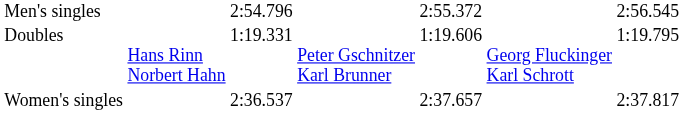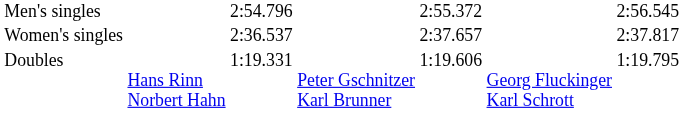rows swapped: (64, 100) <-> (34, 35)
